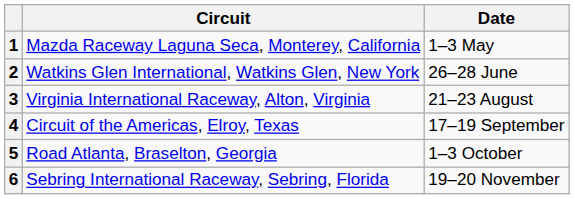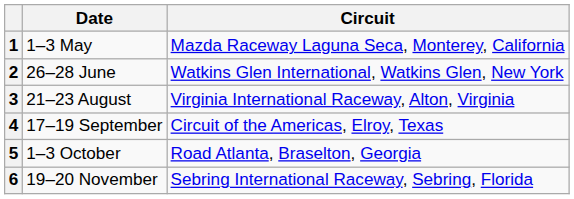columns swapped: (223, 18) <-> (496, 18)
